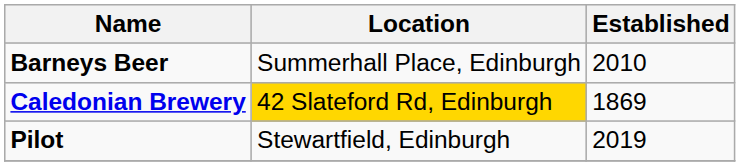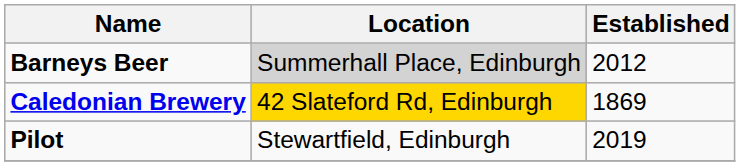(419, 62) no background -> (419, 62) lightgrey background
(619, 62) 2010 -> (619, 62) 2012
